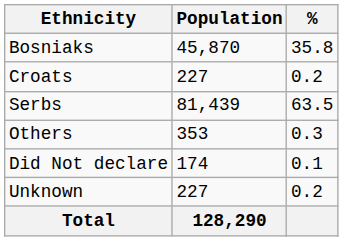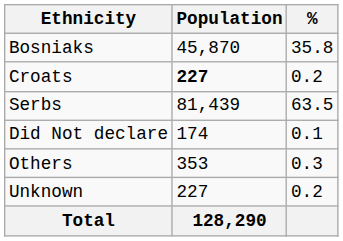(192, 77) normal -> (192, 77) bold
rows swapped: (88, 163) <-> (41, 134)
